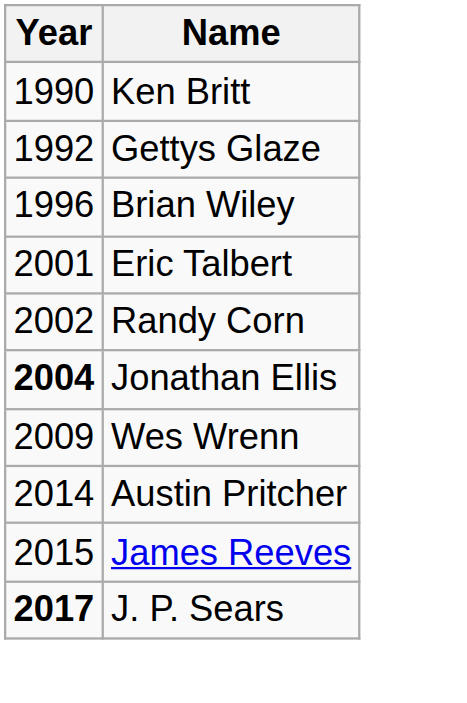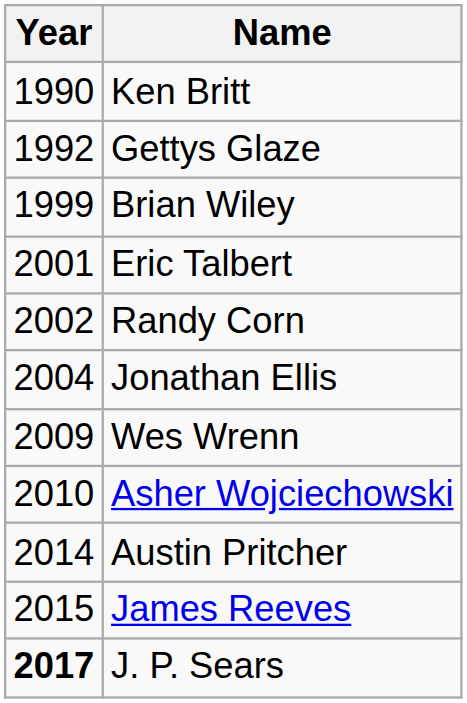(54, 206) 1996 -> (54, 206) 1999
(54, 378) bold -> (54, 378) normal
+ row: (282, 494)
